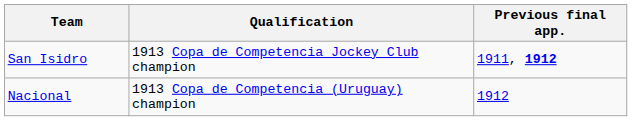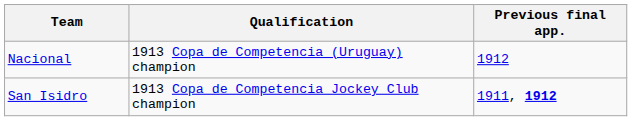rows swapped: (47, 60) <-> (40, 97)
